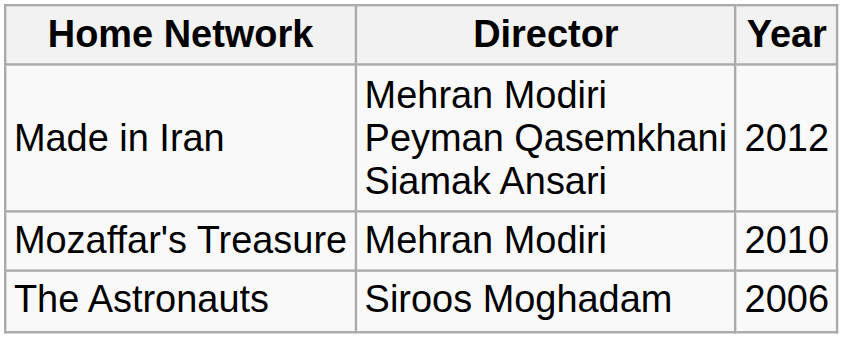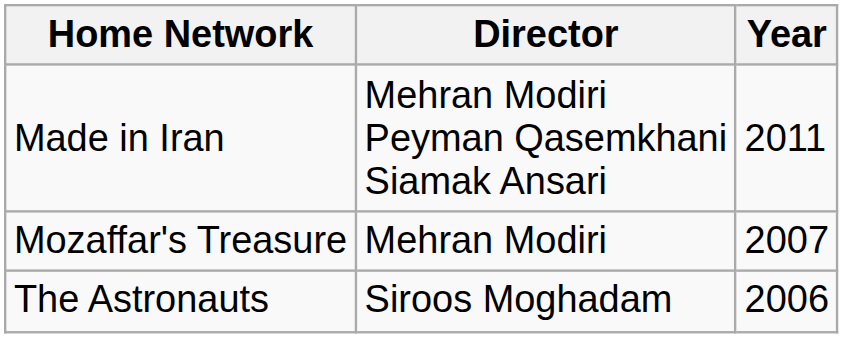(787, 137) 2012 -> (785, 137) 2011
(787, 240) 2010 -> (787, 240) 2007
